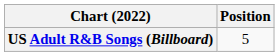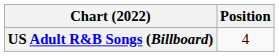(245, 39) 5 -> (245, 39) 4
